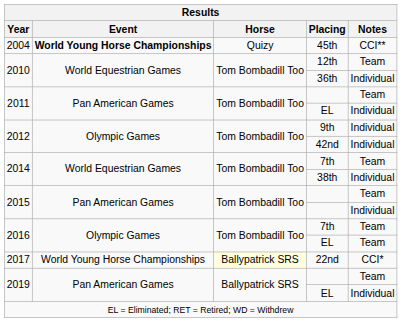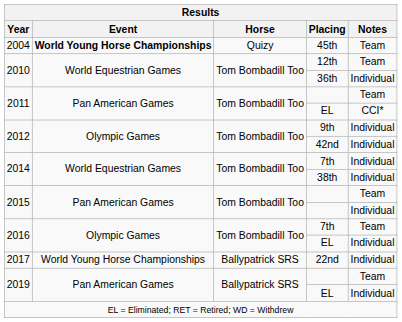(372, 45) CCI** -> (372, 45) Team
(372, 111) Individual -> (372, 111) CCI*
(372, 161) Team -> (372, 161) Individual
(372, 243) Team -> (372, 243) Individual
(260, 260) lightyellow background -> (260, 260) no background
(372, 260) CCI* -> (372, 260) Individual
